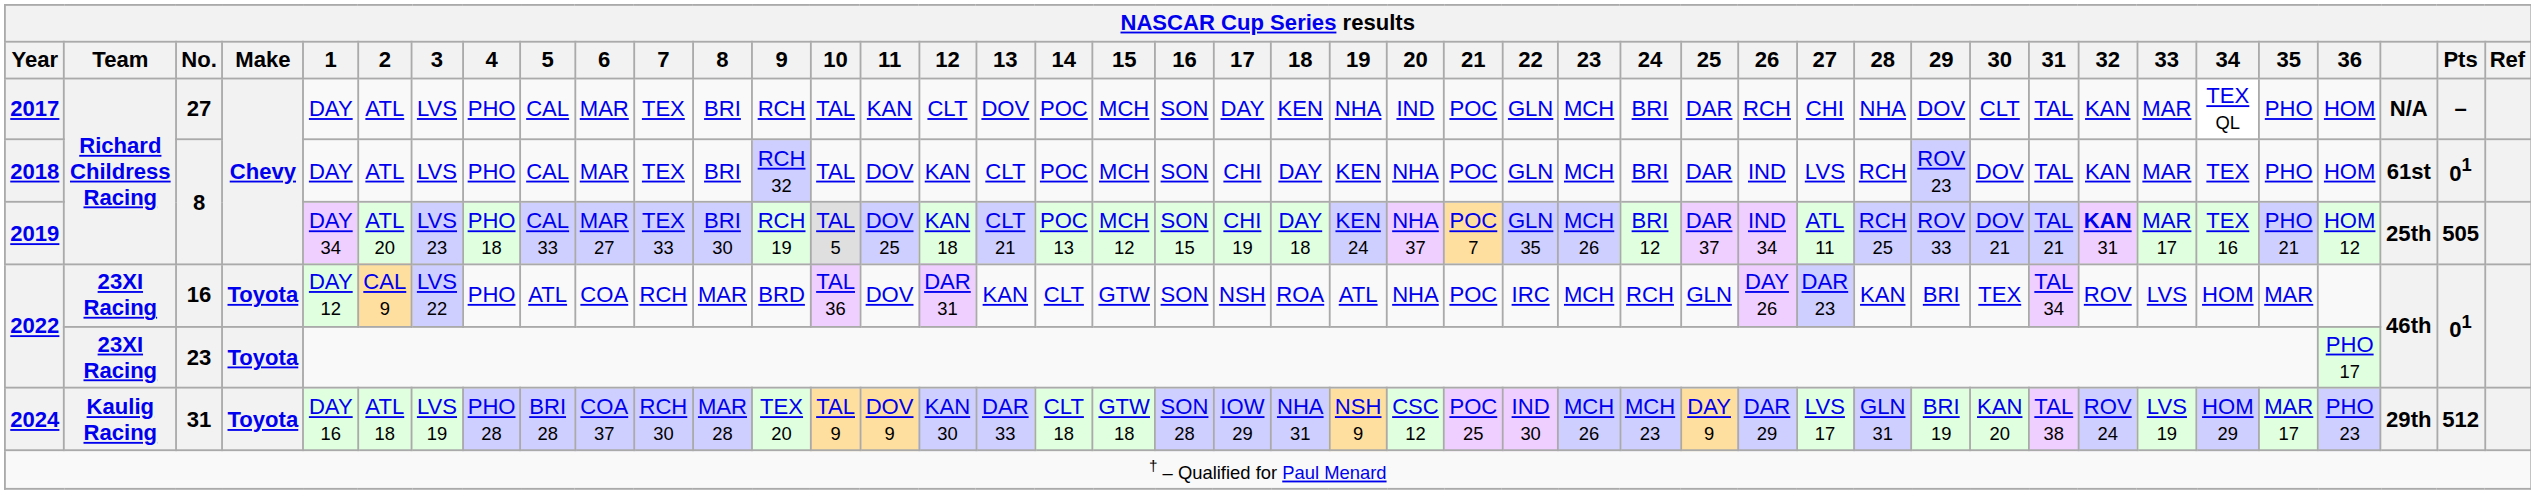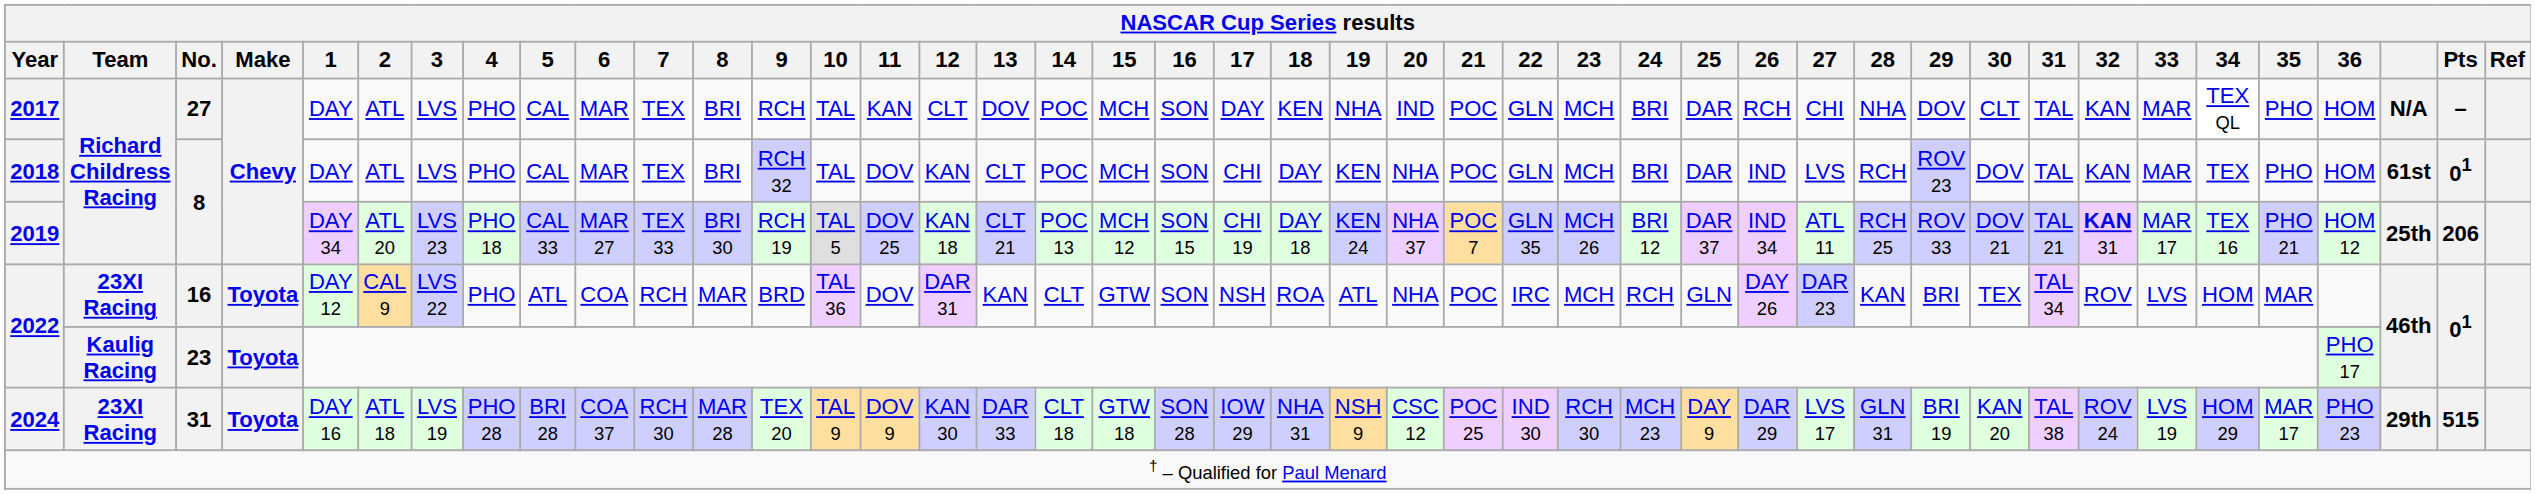(2461, 233) 505 -> (2461, 233) 206
(120, 357) 23XI Racing -> (120, 357) Kaulig Racing
(120, 420) Kaulig Racing -> (120, 420) 23XI Racing
(1589, 419) MCH 26 -> (1589, 419) RCH 30
(2461, 420) 512 -> (2461, 420) 515
